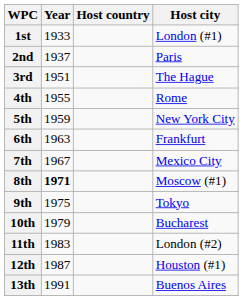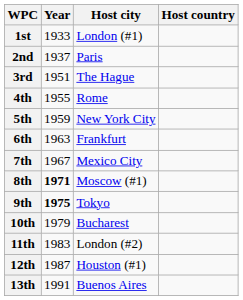columns swapped: (195, 14) <-> (113, 14)
(57, 202) normal -> (57, 202) bold
